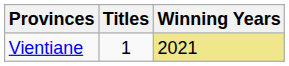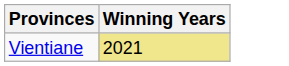- column: (126, 19)
